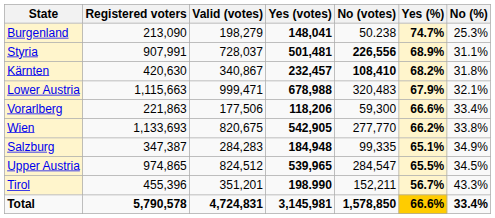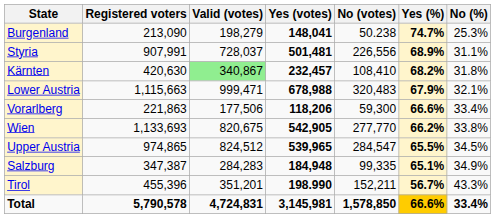(374, 52) bold -> (374, 52) normal
(241, 71) no background -> (241, 71) lightgreen background
(374, 71) bold -> (374, 71) normal
rows swapped: (43, 166) <-> (31, 147)
